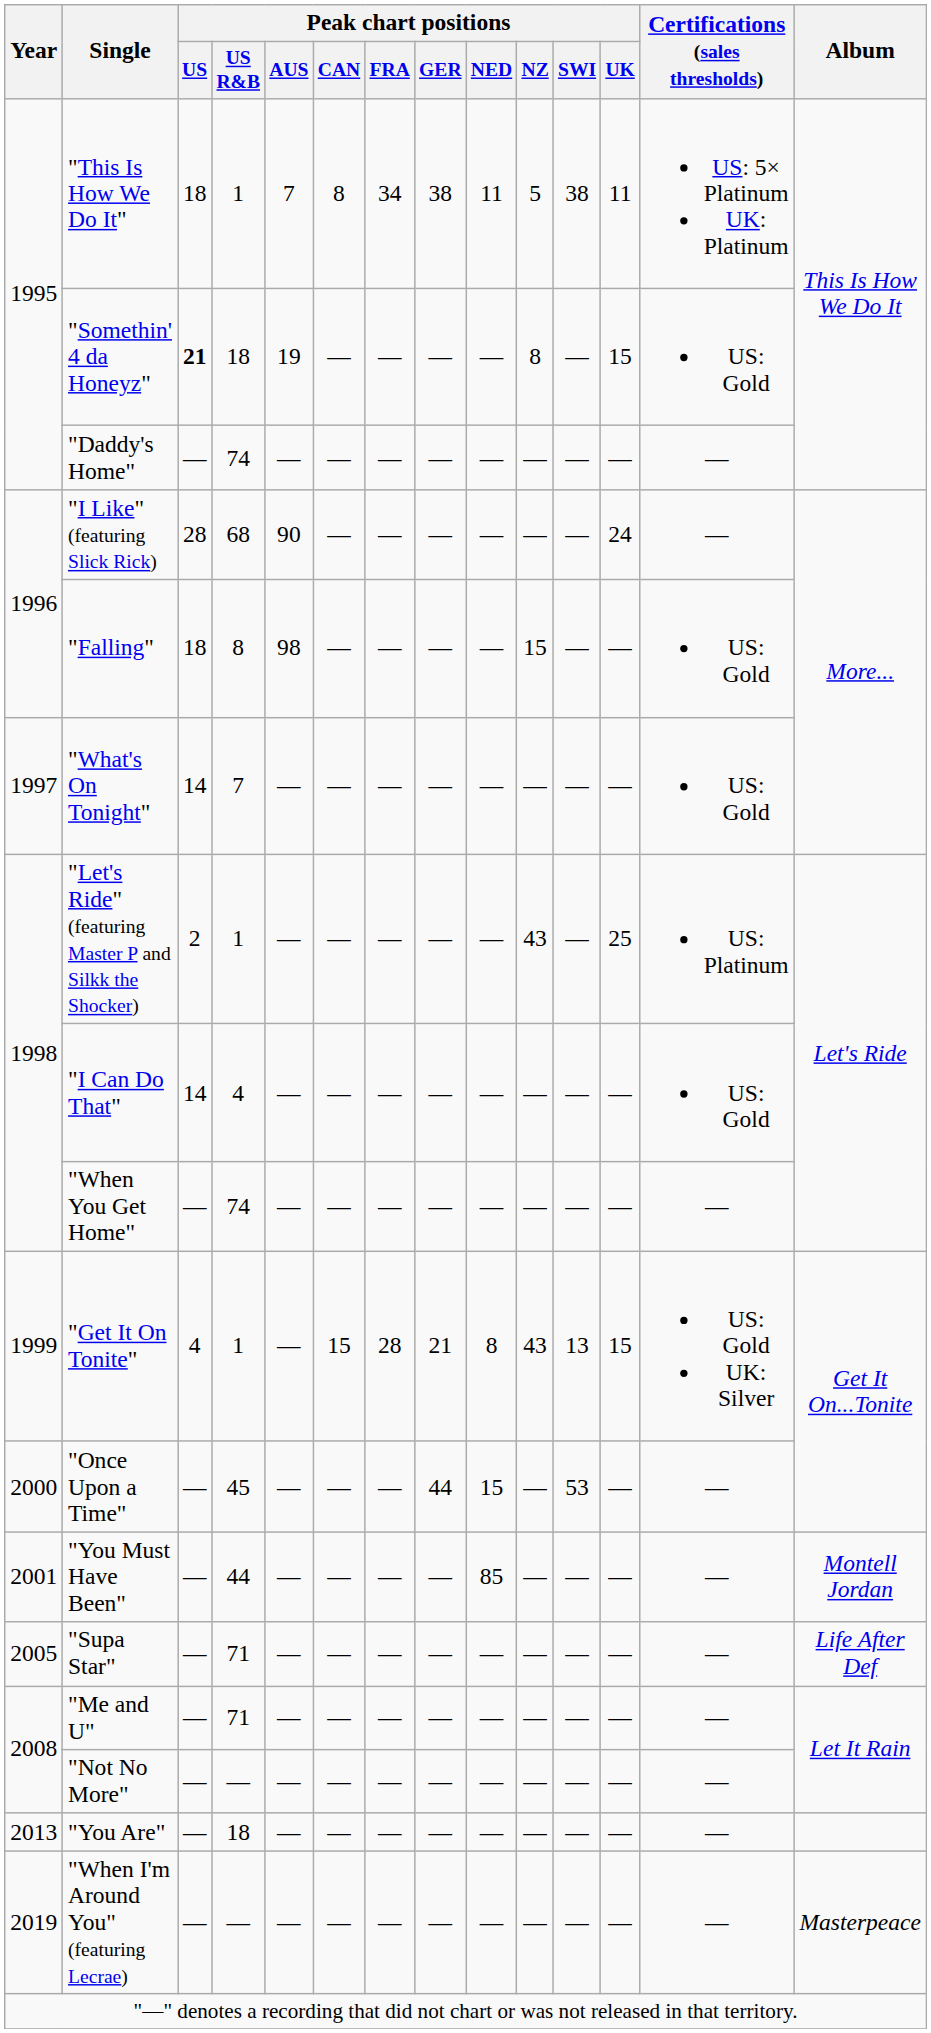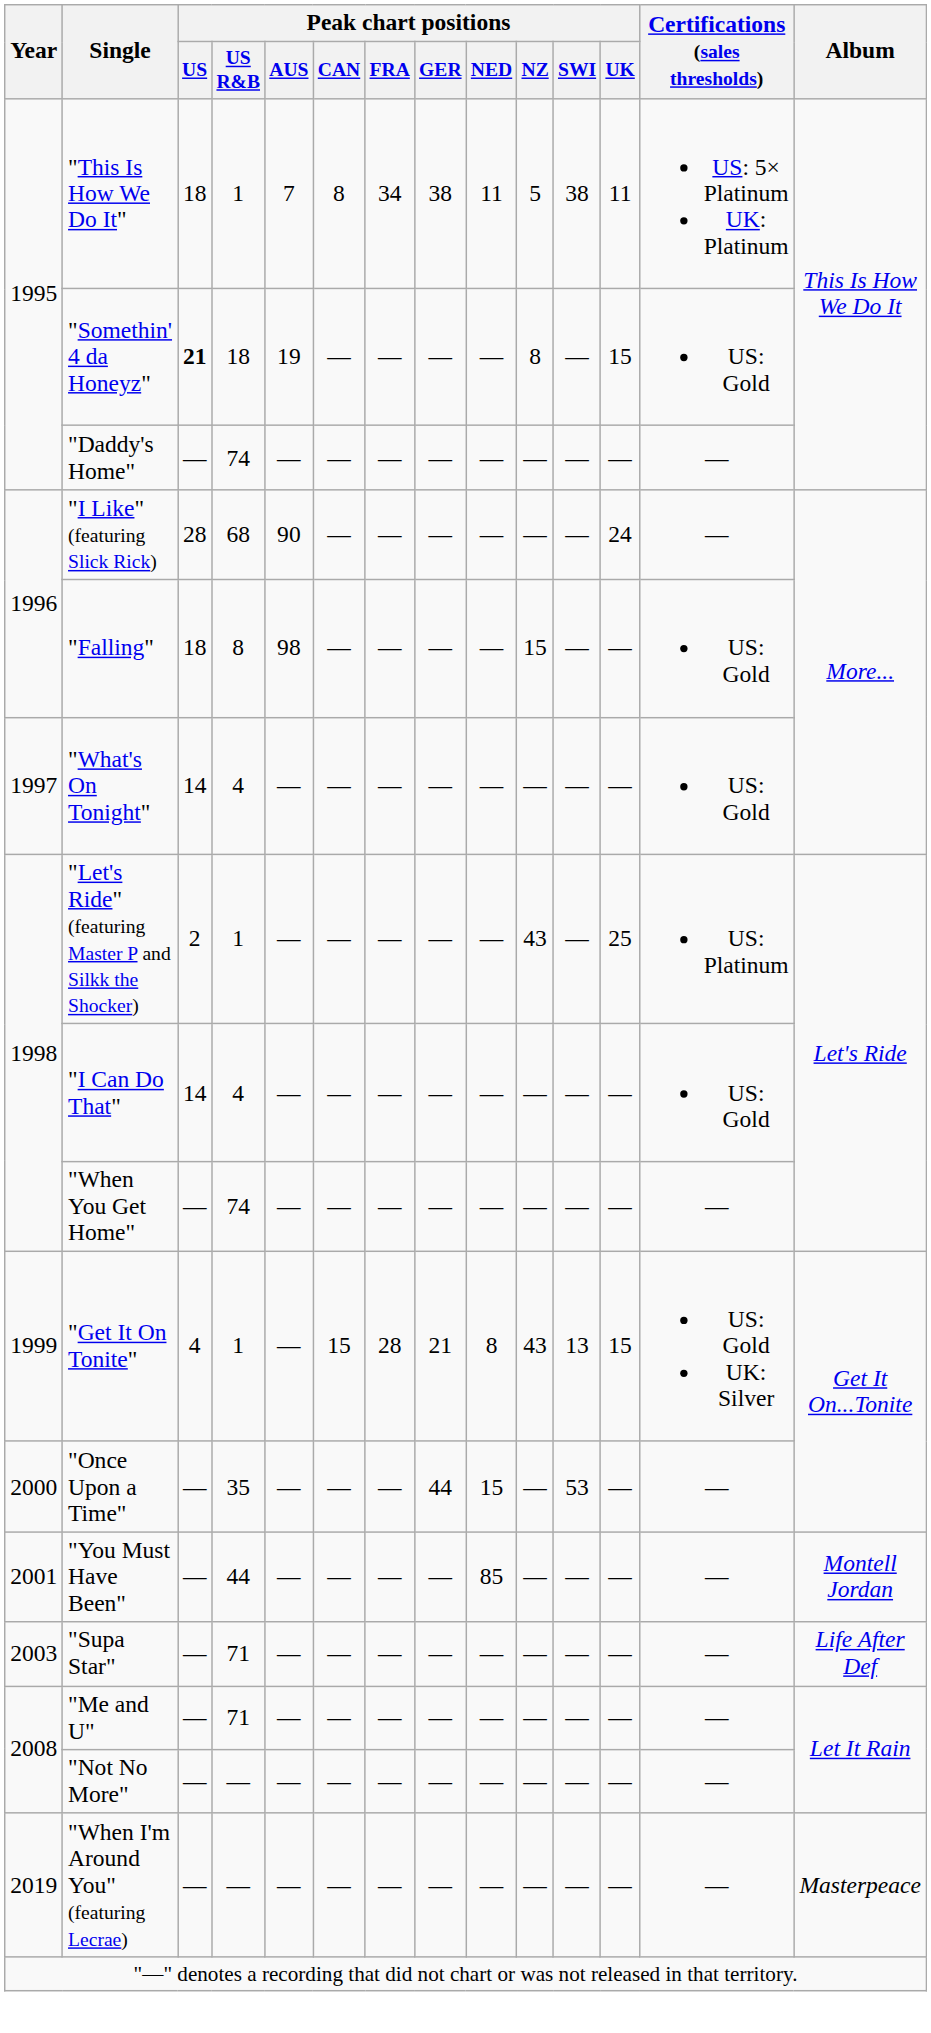(238, 785) 7 -> (238, 785) 4
(238, 1486) 45 -> (238, 1486) 35
(34, 1653) 2005 -> (34, 1653) 2003
- row: (117, 1831)
